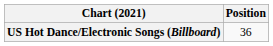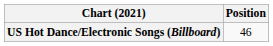(246, 32) 36 -> (246, 32) 46
